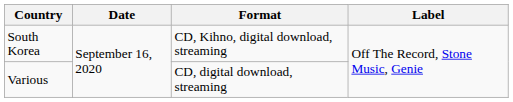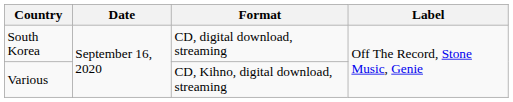(253, 43) CD, Kihno, digital download, streaming -> (234, 43) CD, digital download, streaming
(234, 79) CD, digital download, streaming -> (253, 79) CD, Kihno, digital download, streaming
